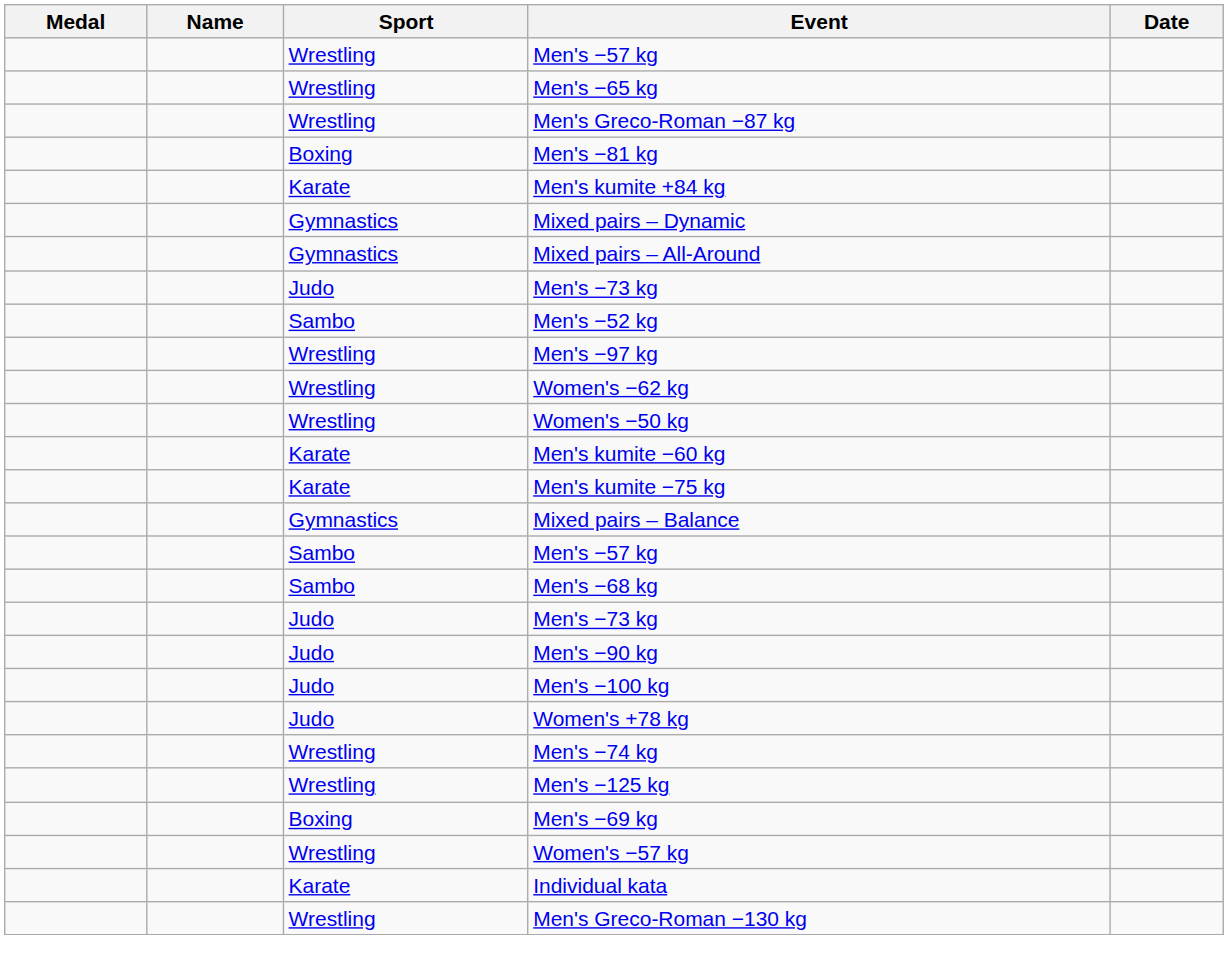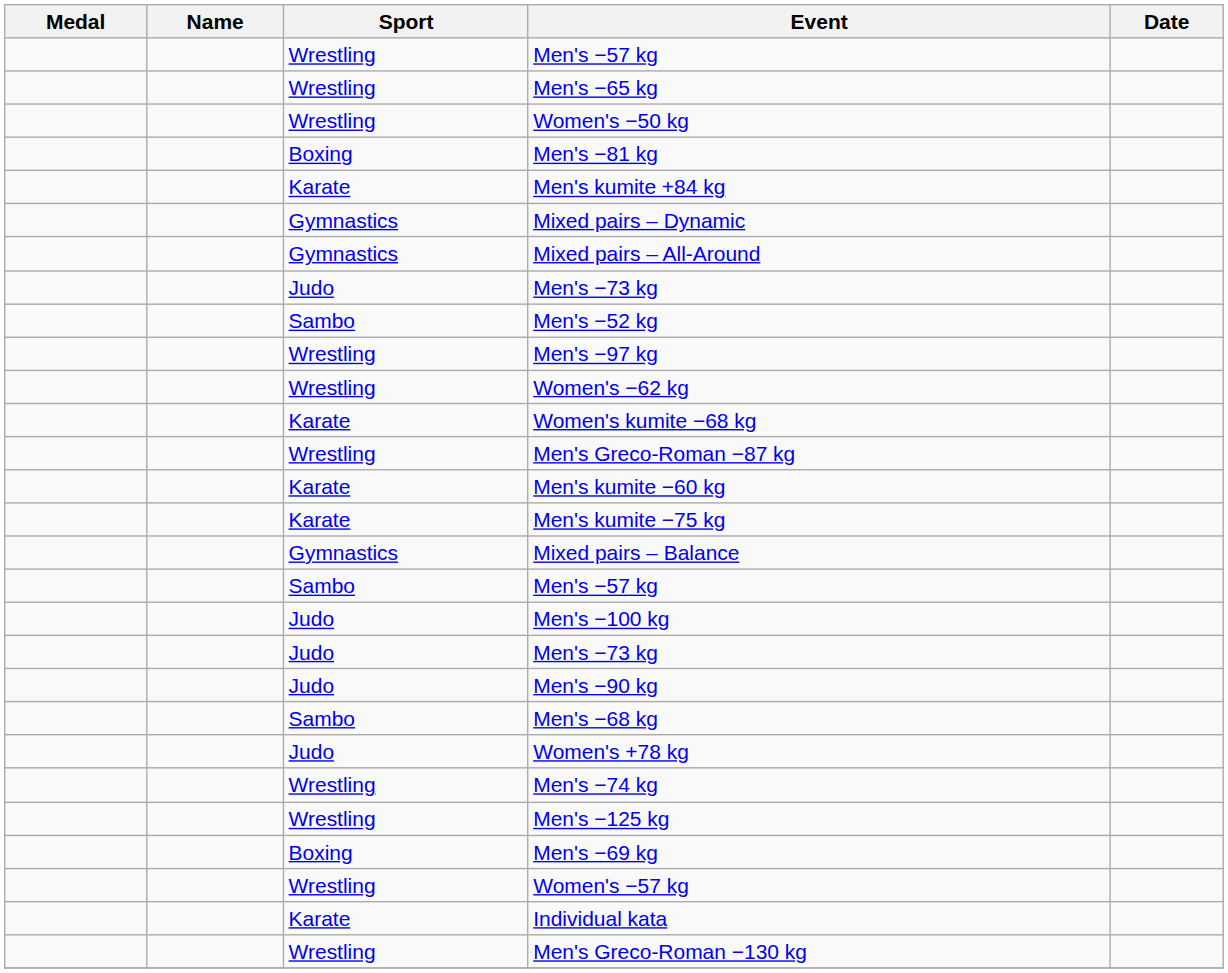rows swapped: (332, 420) <-> (332, 121)
+ row: (319, 420)
rows swapped: (322, 586) <-> (311, 686)
